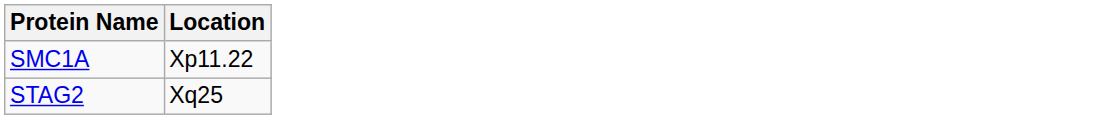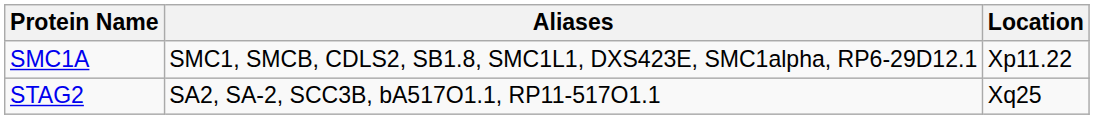+ column: (573, 22)
